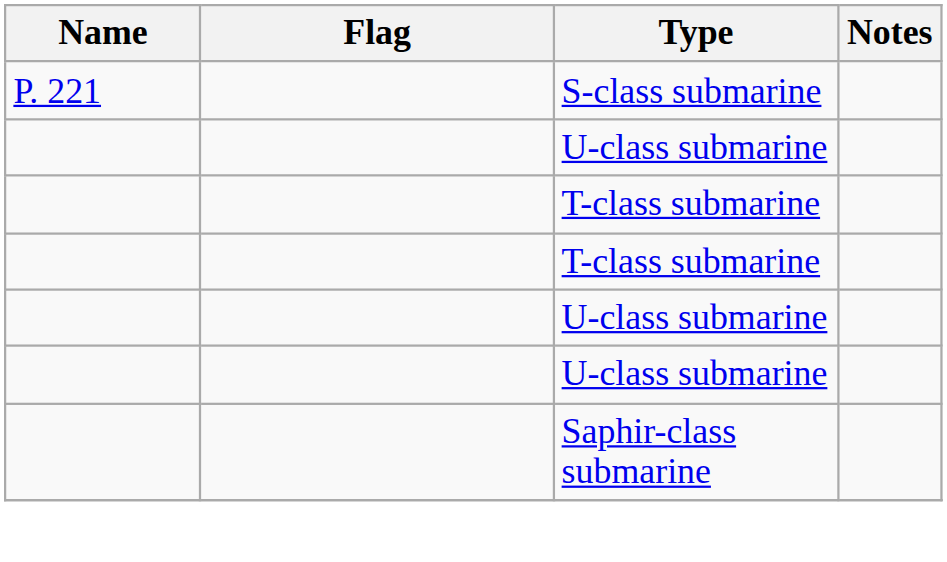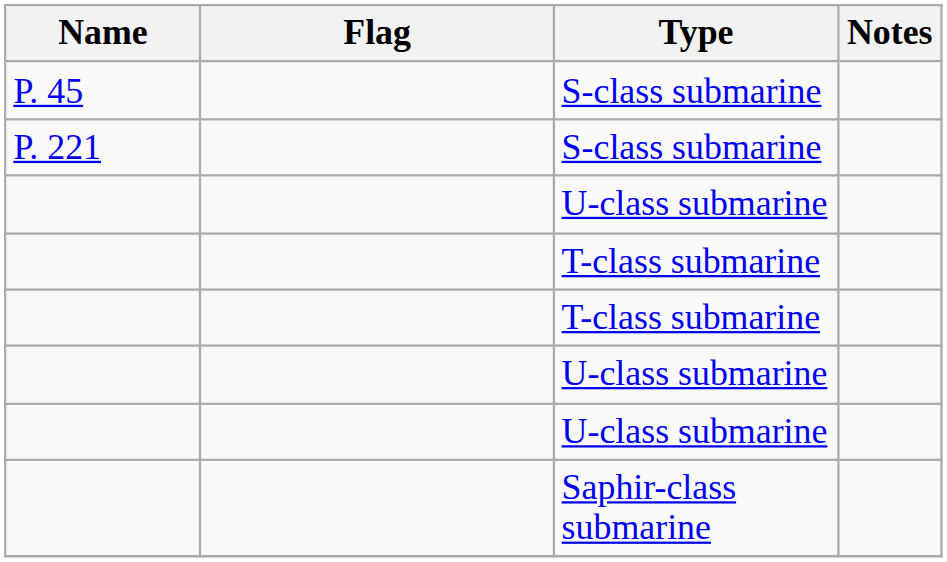+ row: (48, 89)
